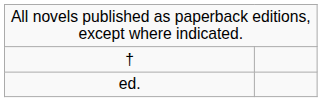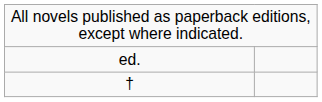rows swapped: (130, 59) <-> (130, 84)
